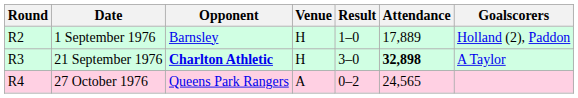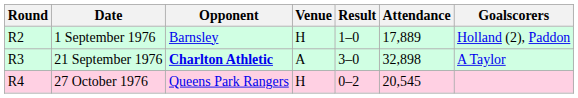(300, 59) H -> (300, 59) A
(402, 59) bold -> (402, 59) normal
(300, 81) A -> (300, 81) H
(402, 81) 24,565 -> (402, 81) 20,545
